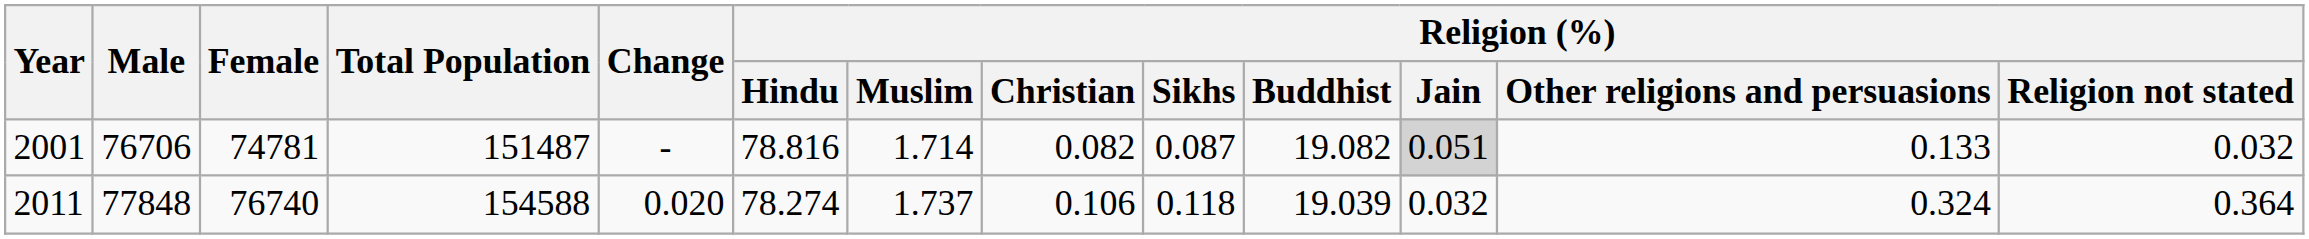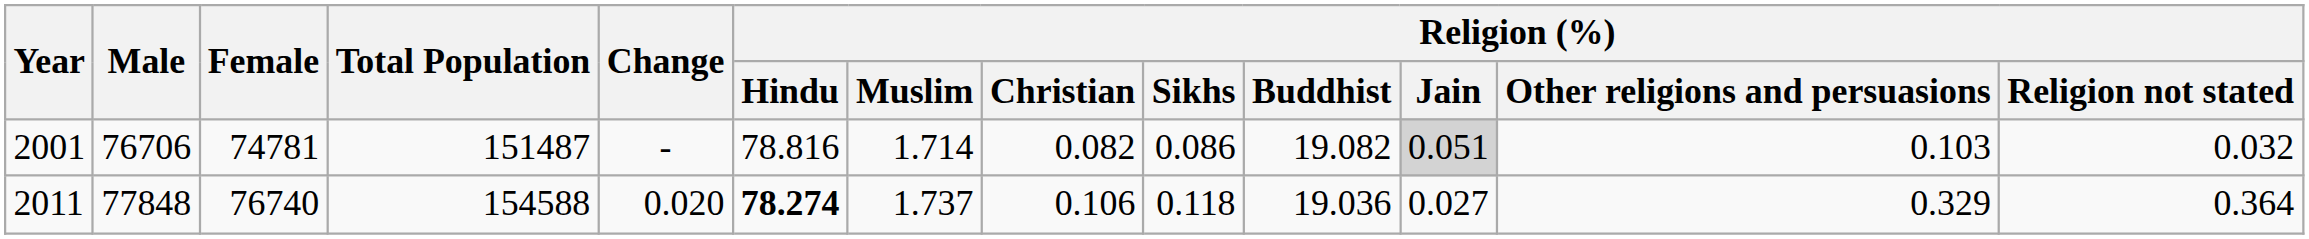(1195, 146) 0.087 -> (1195, 146) 0.086
(1950, 146) 0.133 -> (1950, 146) 0.103
(790, 203) normal -> (790, 203) bold
(1342, 203) 19.039 -> (1342, 203) 19.036
(1448, 203) 0.032 -> (1448, 203) 0.027
(1950, 203) 0.324 -> (1950, 203) 0.329
